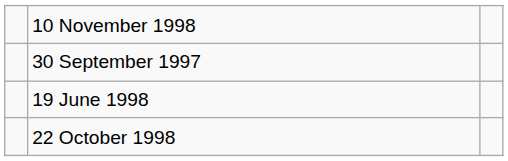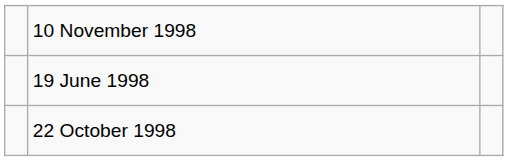- row: (117, 62)
